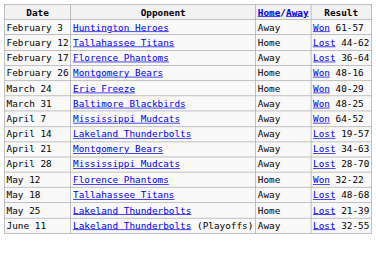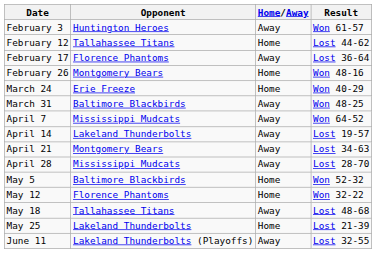+ row: (21, 180)
